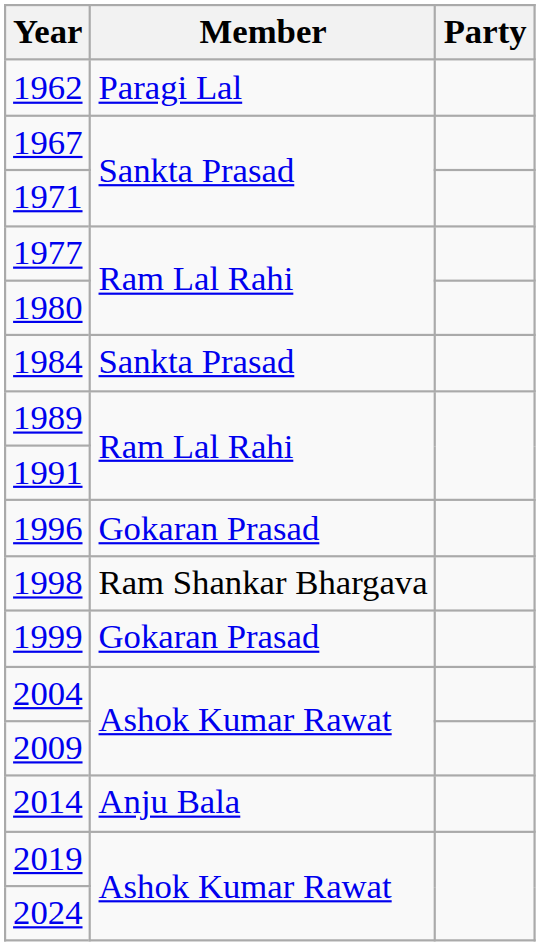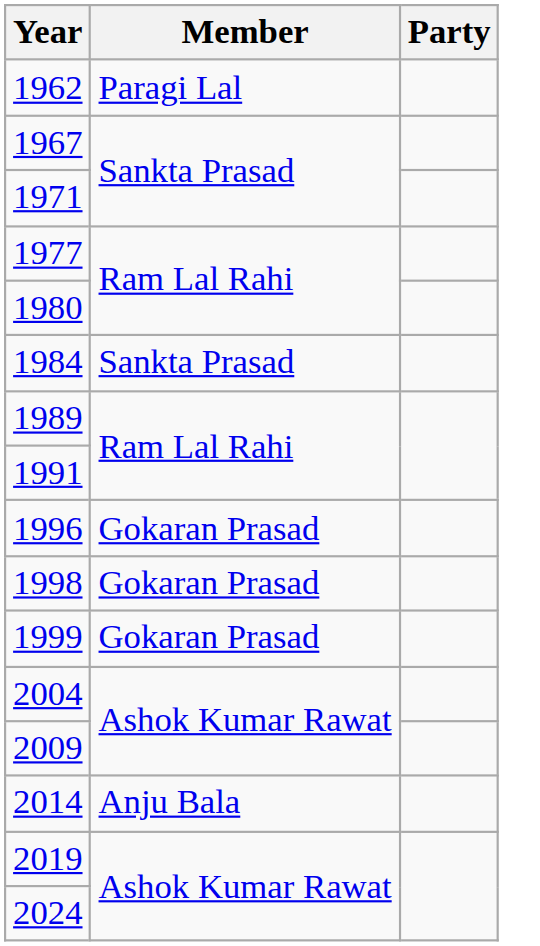(263, 582) Ram Shankar Bhargava -> (209, 582) Gokaran Prasad
